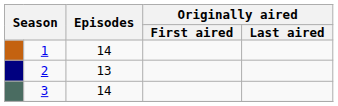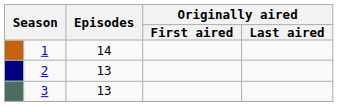(104, 91) 14 -> (104, 91) 13
